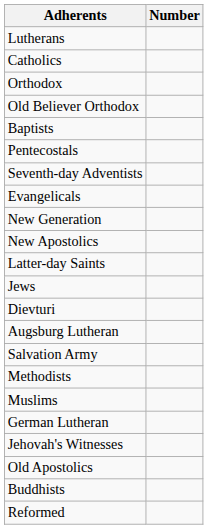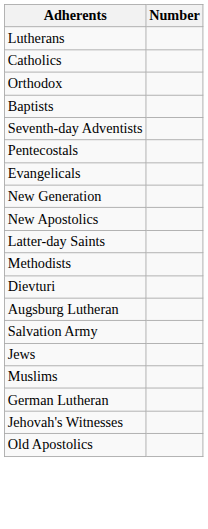- row: (73, 106)
rows swapped: (75, 173) <-> (43, 151)
rows swapped: (39, 377) <-> (22, 286)
- row: (36, 490)
- row: (36, 512)
